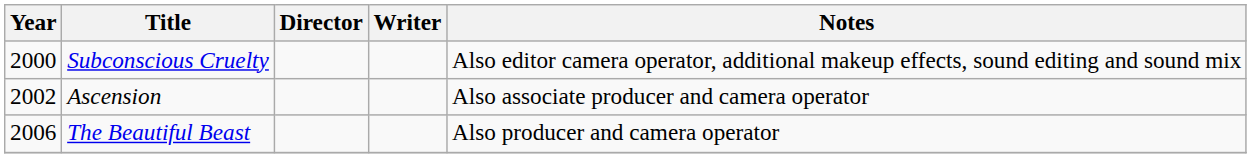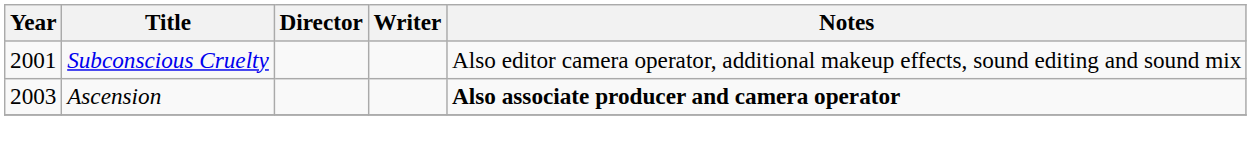(33, 59) 2000 -> (33, 59) 2001
(33, 96) 2002 -> (33, 96) 2003
(660, 96) normal -> (676, 96) bold
- row: (159, 133)
